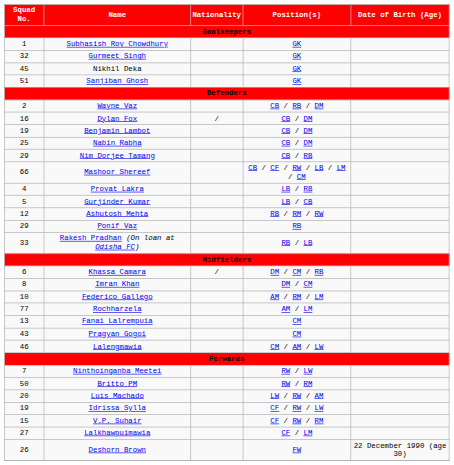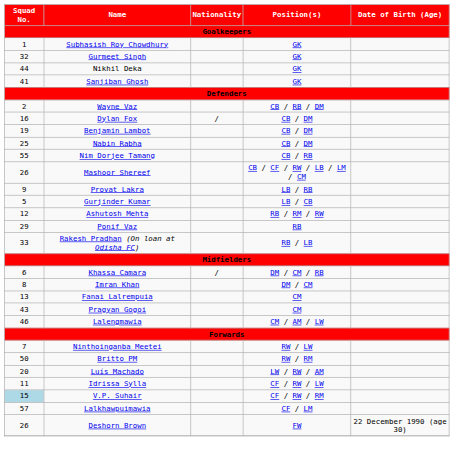(24, 69) 45 -> (24, 69) 44
(24, 81) 51 -> (24, 81) 41
(24, 155) 29 -> (24, 155) 55
(24, 172) 66 -> (24, 172) 26
(24, 189) 4 -> (24, 189) 9
- row: (117, 297)
- row: (117, 309)
(24, 408) 19 -> (24, 383) 11
(24, 421) no background -> (24, 396) lightblue background
(24, 433) 27 -> (24, 408) 57
